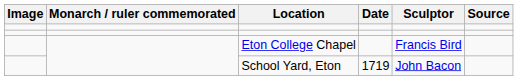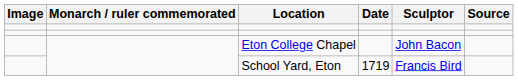(428, 45) Francis Bird -> (428, 45) John Bacon
(428, 65) John Bacon -> (428, 65) Francis Bird
